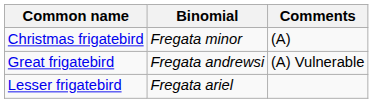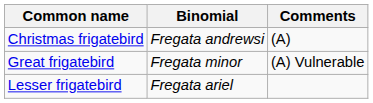(196, 39) Fregata minor -> (207, 39) Fregata andrewsi
(207, 62) Fregata andrewsi -> (196, 62) Fregata minor
